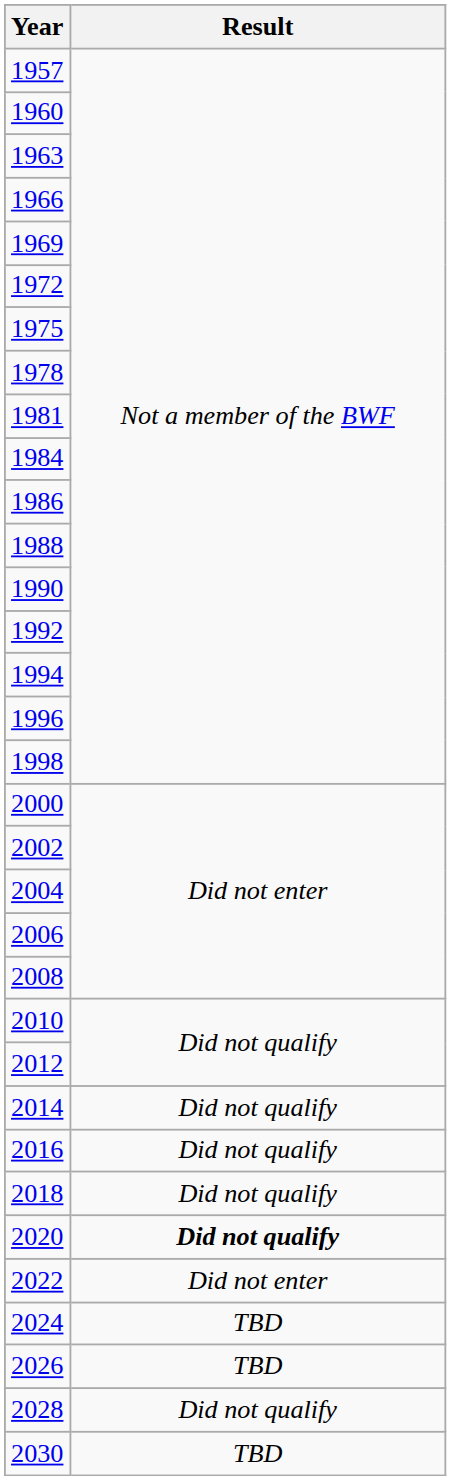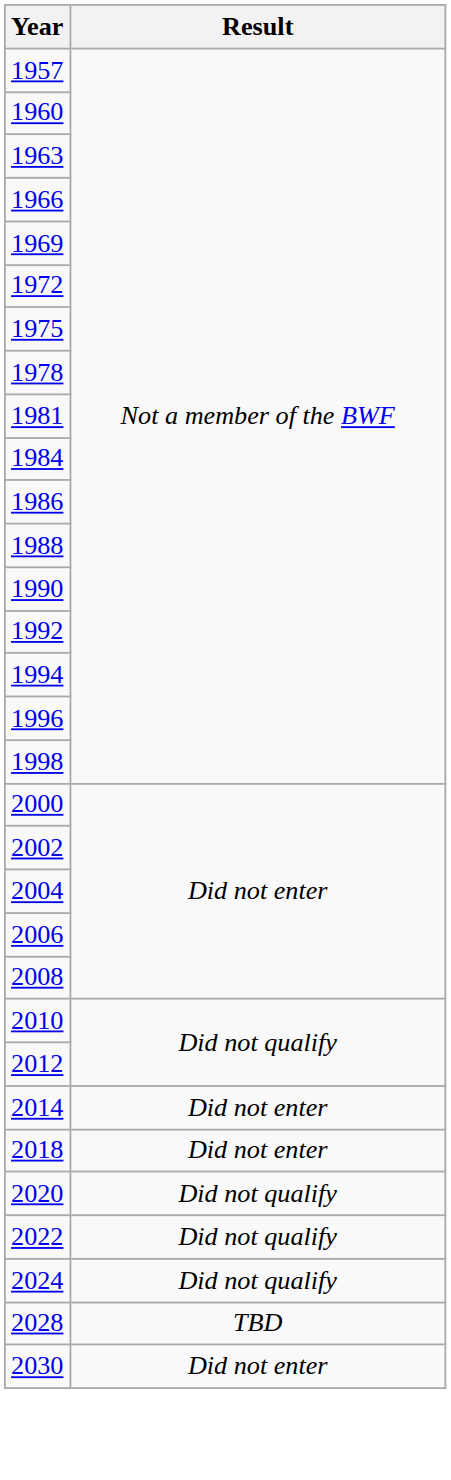(258, 1107) Did not qualify -> (258, 1107) Did not enter
- row: (37, 1150)
(258, 1193) Did not qualify -> (258, 1150) Did not enter
(258, 1236) bold -> (258, 1193) normal
(258, 1280) Did not enter -> (258, 1236) Did not qualify
(258, 1323) TBD -> (258, 1280) Did not qualify
- row: (37, 1366)
(258, 1409) Did not qualify -> (258, 1323) TBD
(258, 1452) TBD -> (258, 1366) Did not enter
